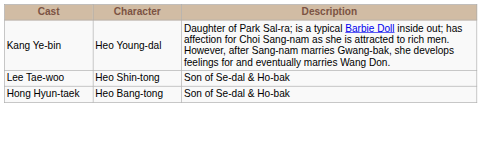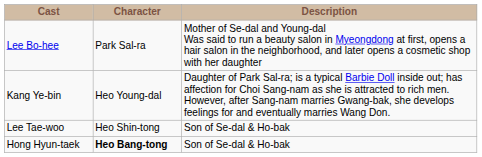+ row: (33, 45)
(129, 94) normal -> (131, 144) bold
